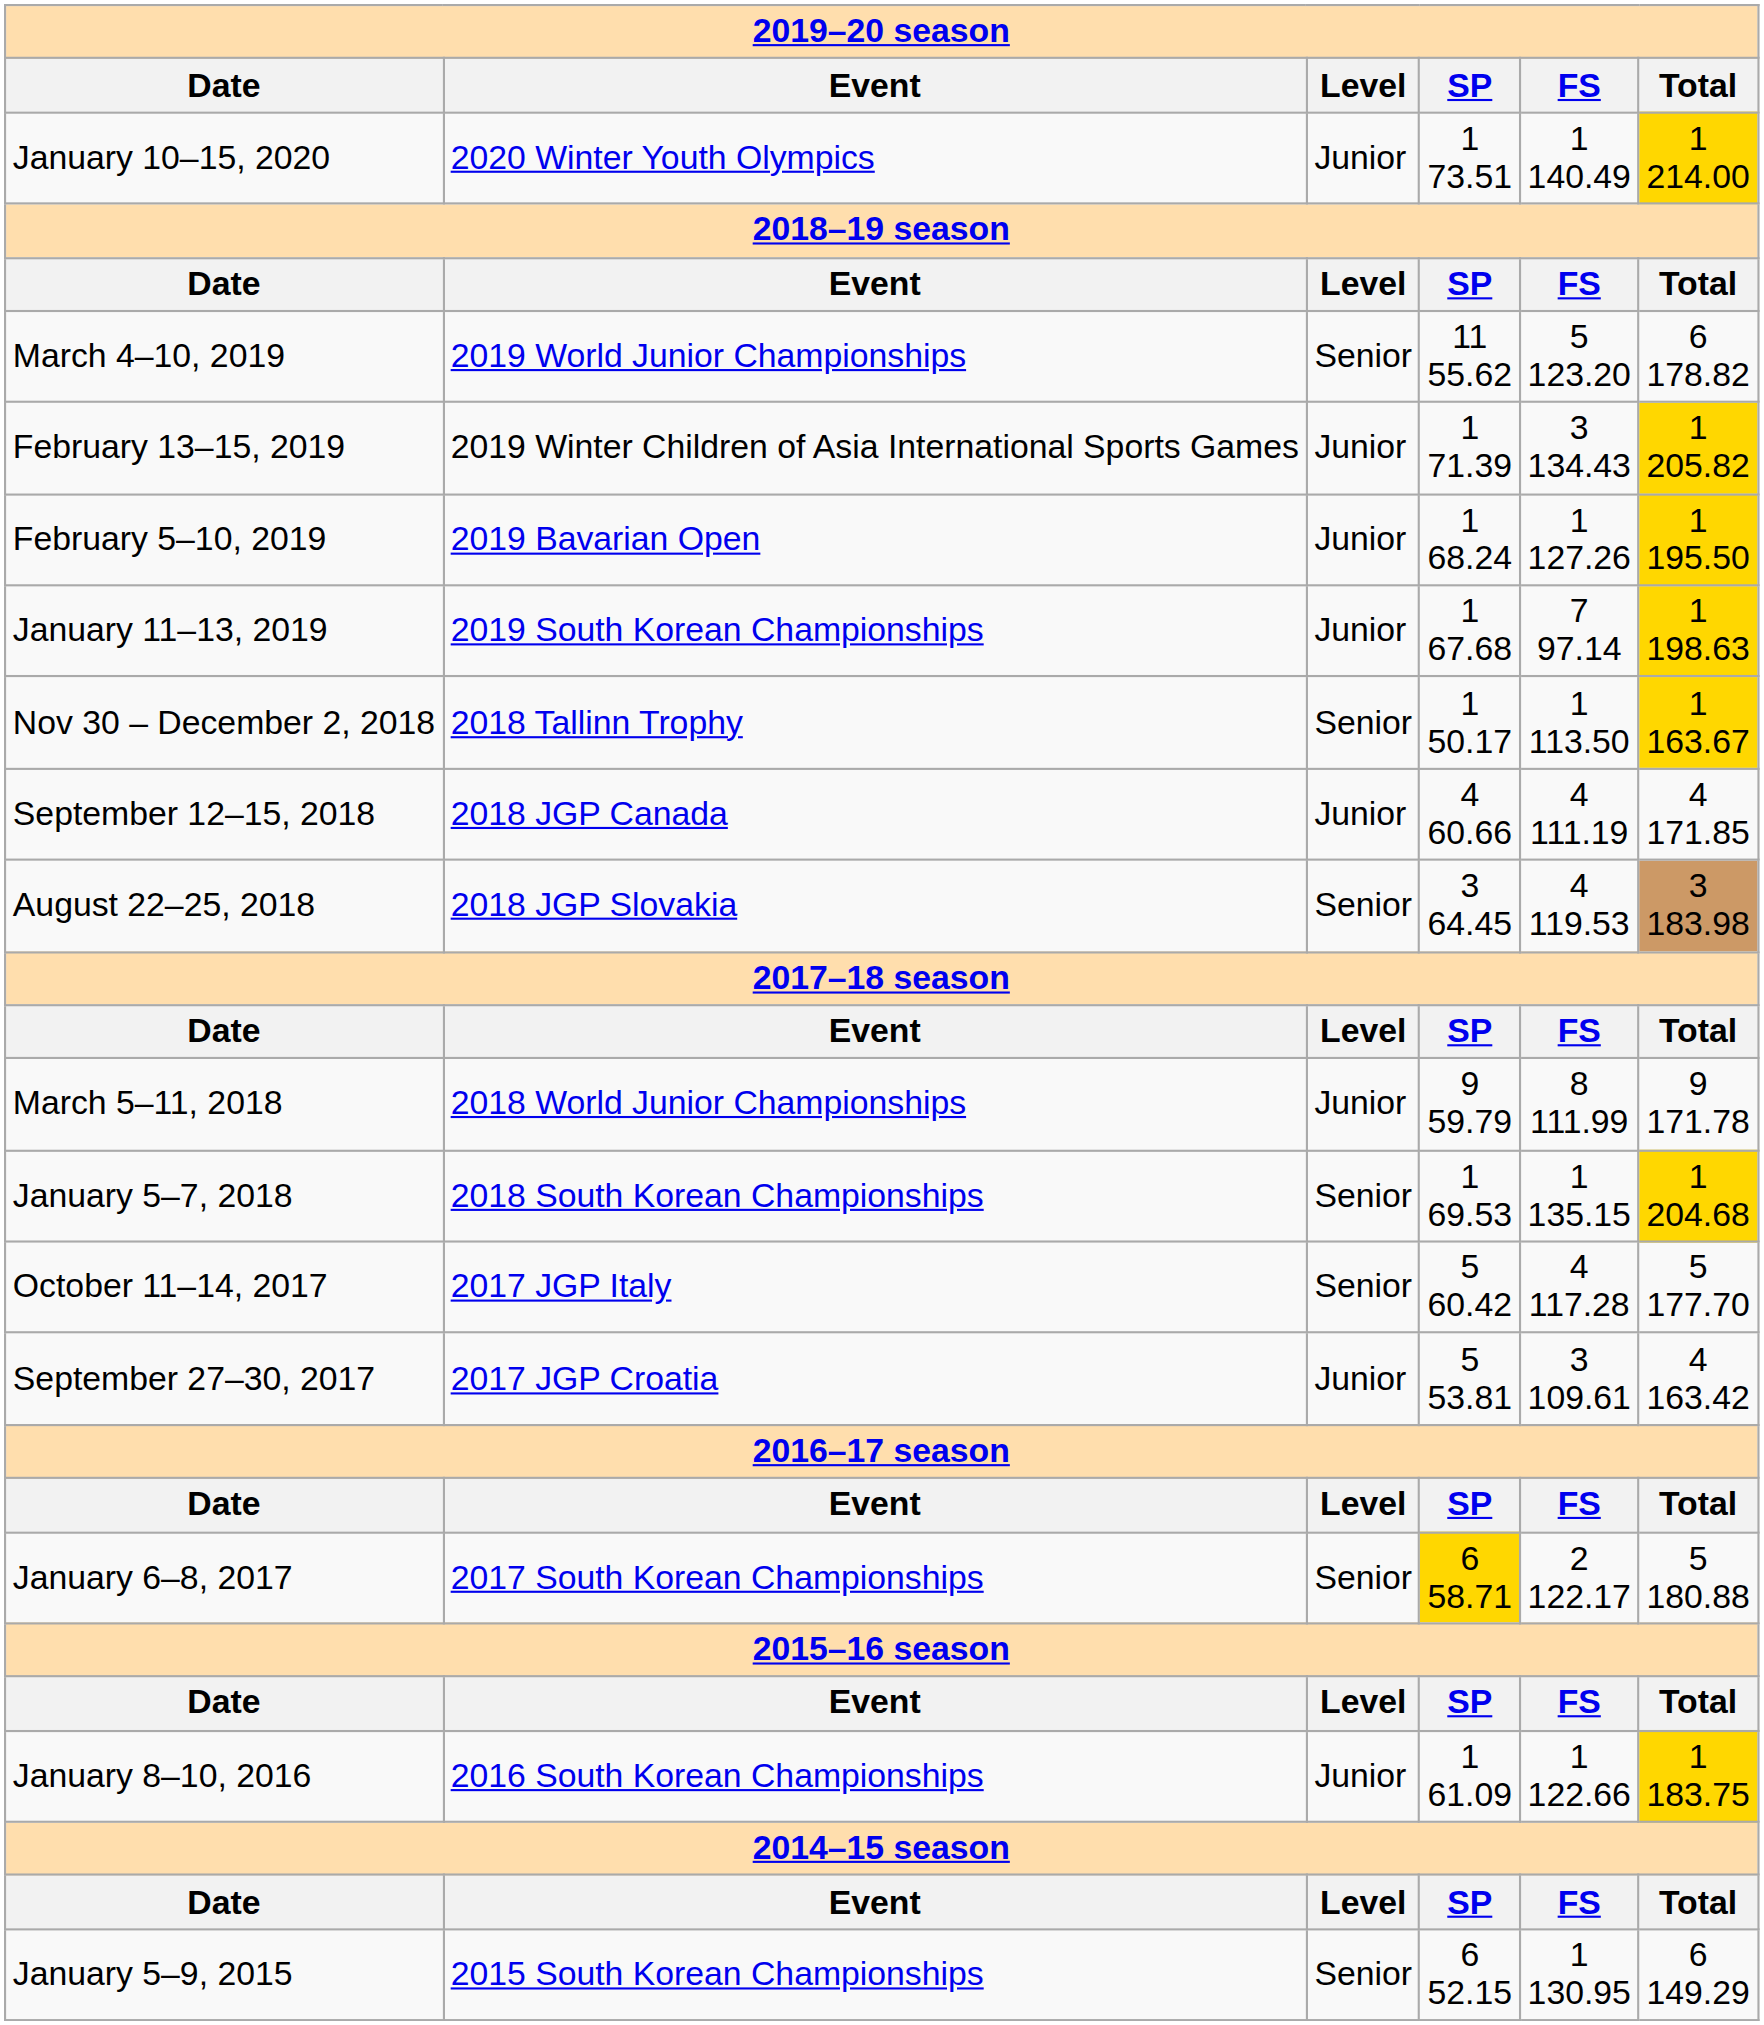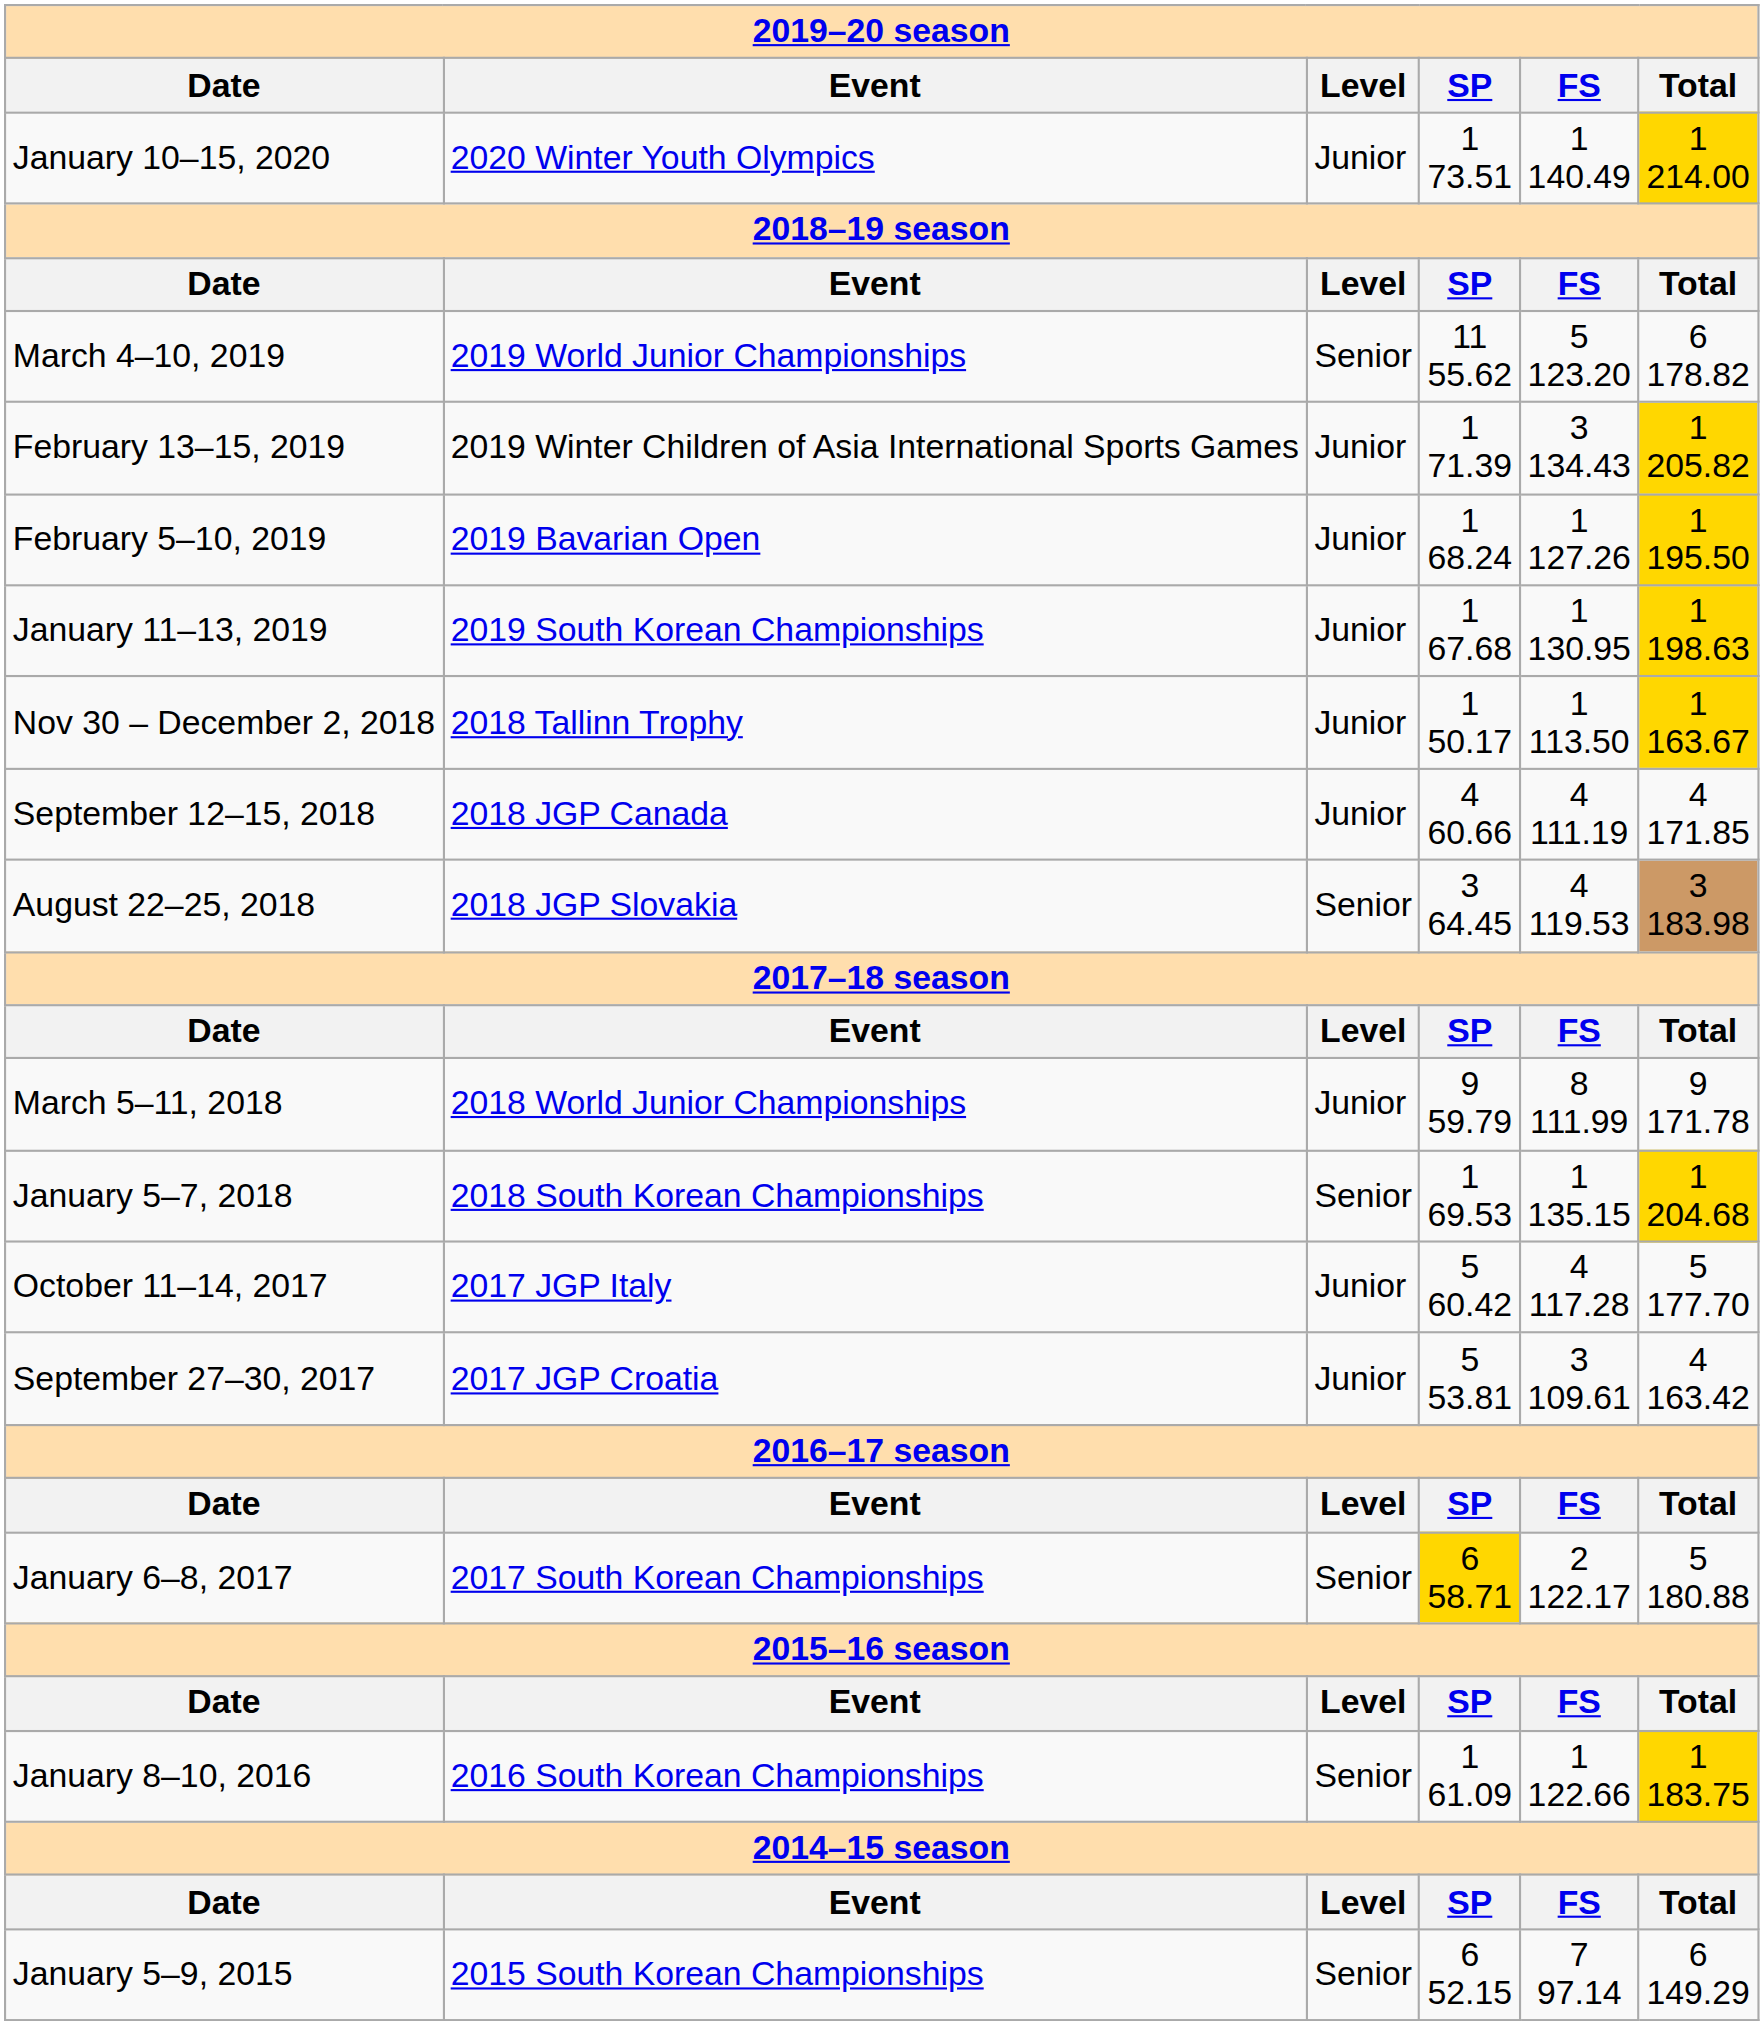(1579, 630) 7 97.14 -> (1579, 630) 1 130.95
(1363, 722) Senior -> (1360, 722) Junior
(1363, 1286) Senior -> (1360, 1286) Junior
(1360, 1775) Junior -> (1363, 1775) Senior
(1579, 1974) 1 130.95 -> (1579, 1974) 7 97.14
